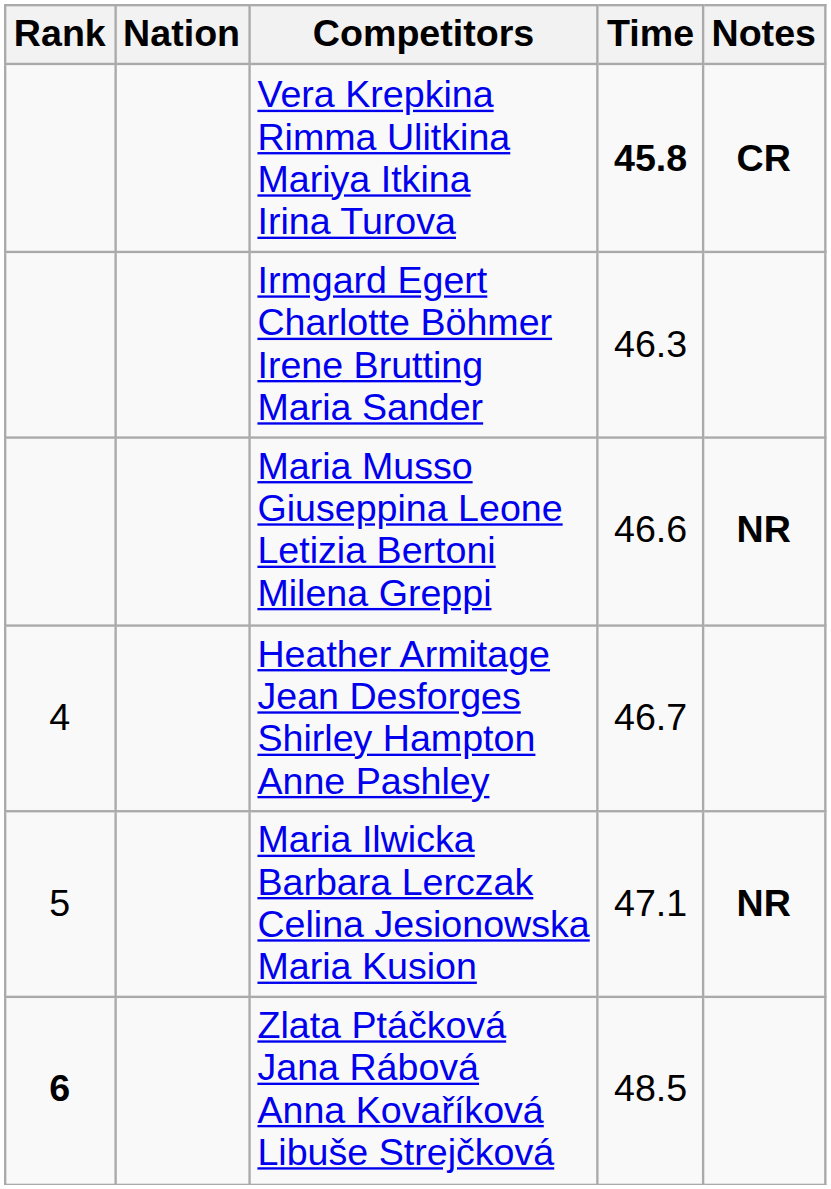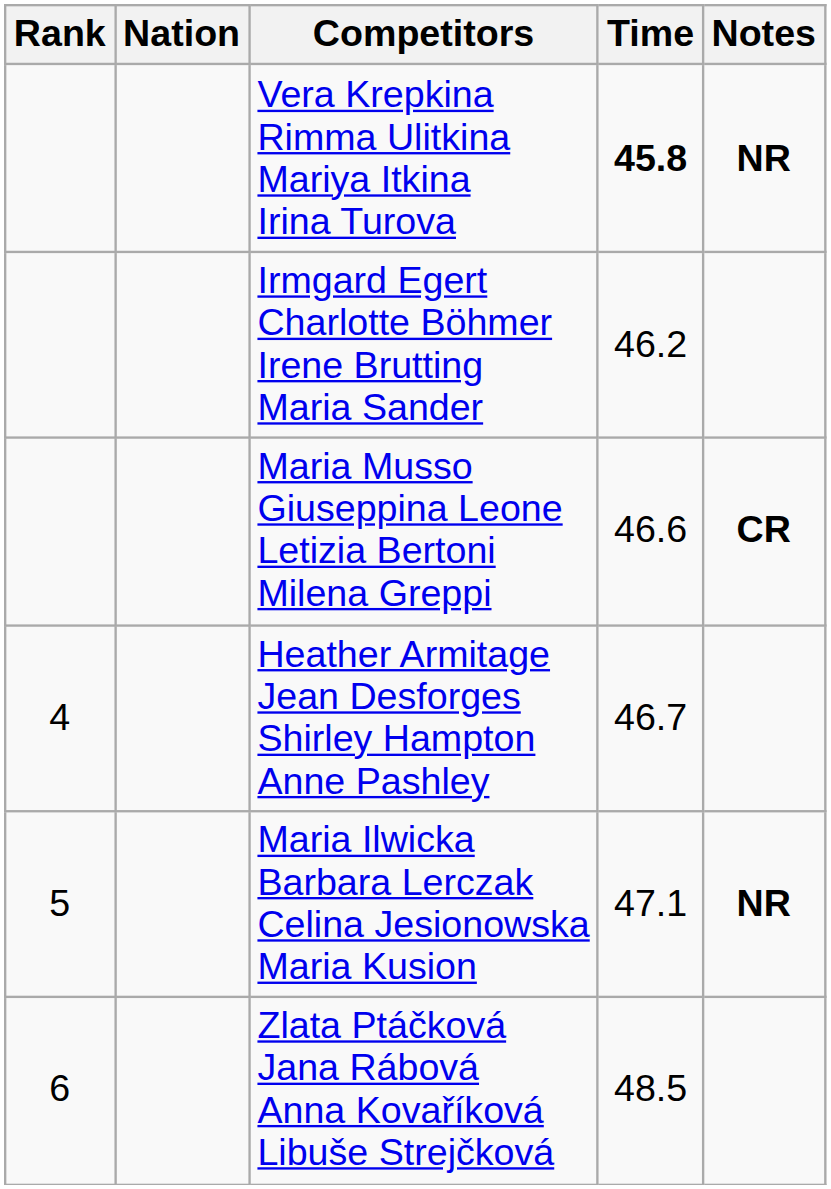(764, 157) CR -> (764, 157) NR
(651, 343) 46.3 -> (651, 343) 46.2
(764, 530) NR -> (764, 530) CR
(60, 1090) bold -> (60, 1090) normal
